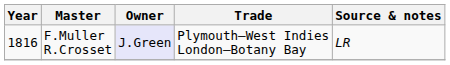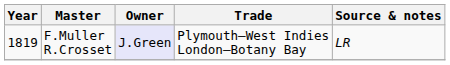(23, 43) 1816 -> (23, 43) 1819
